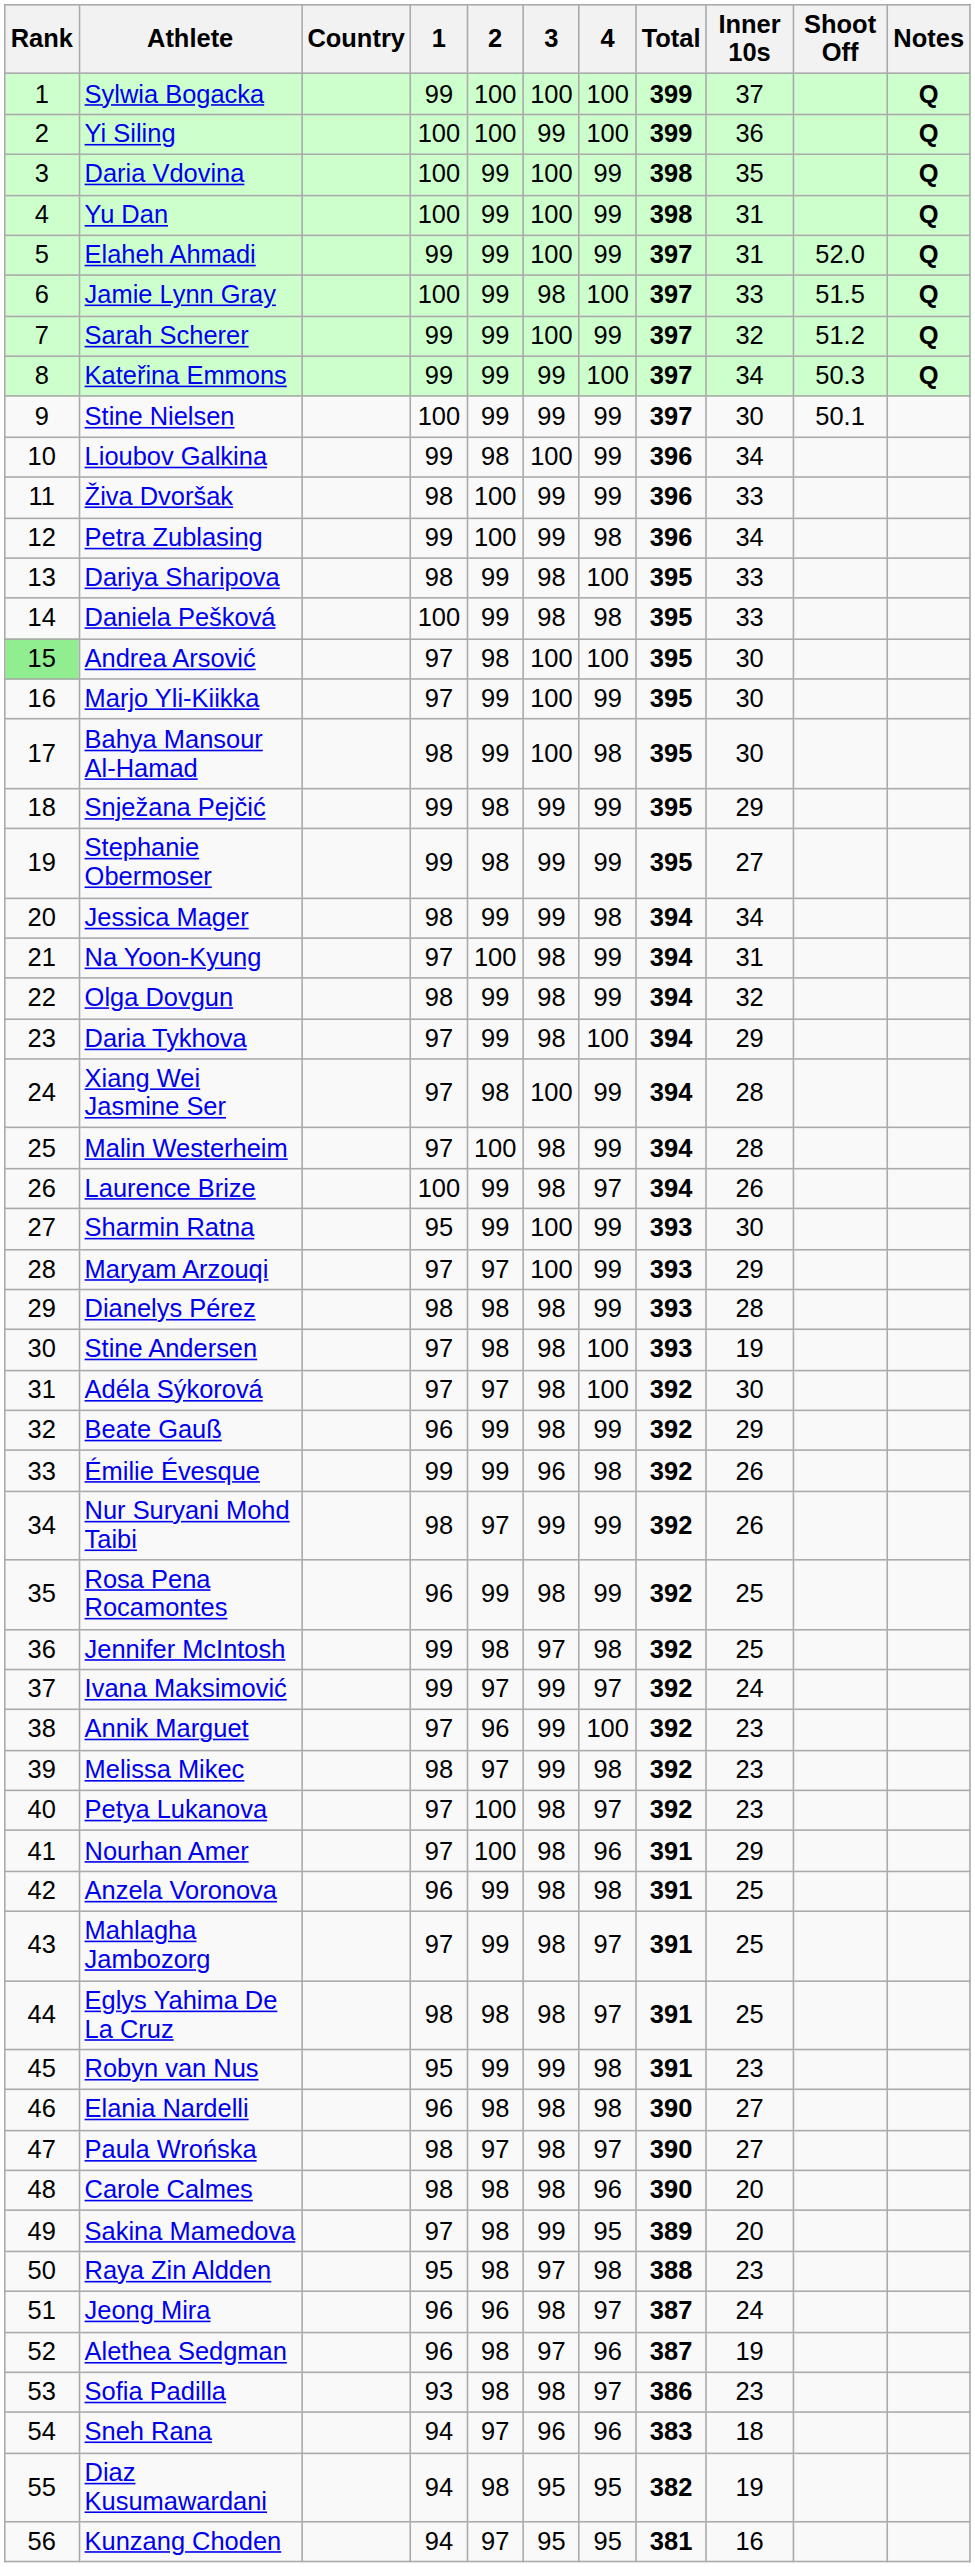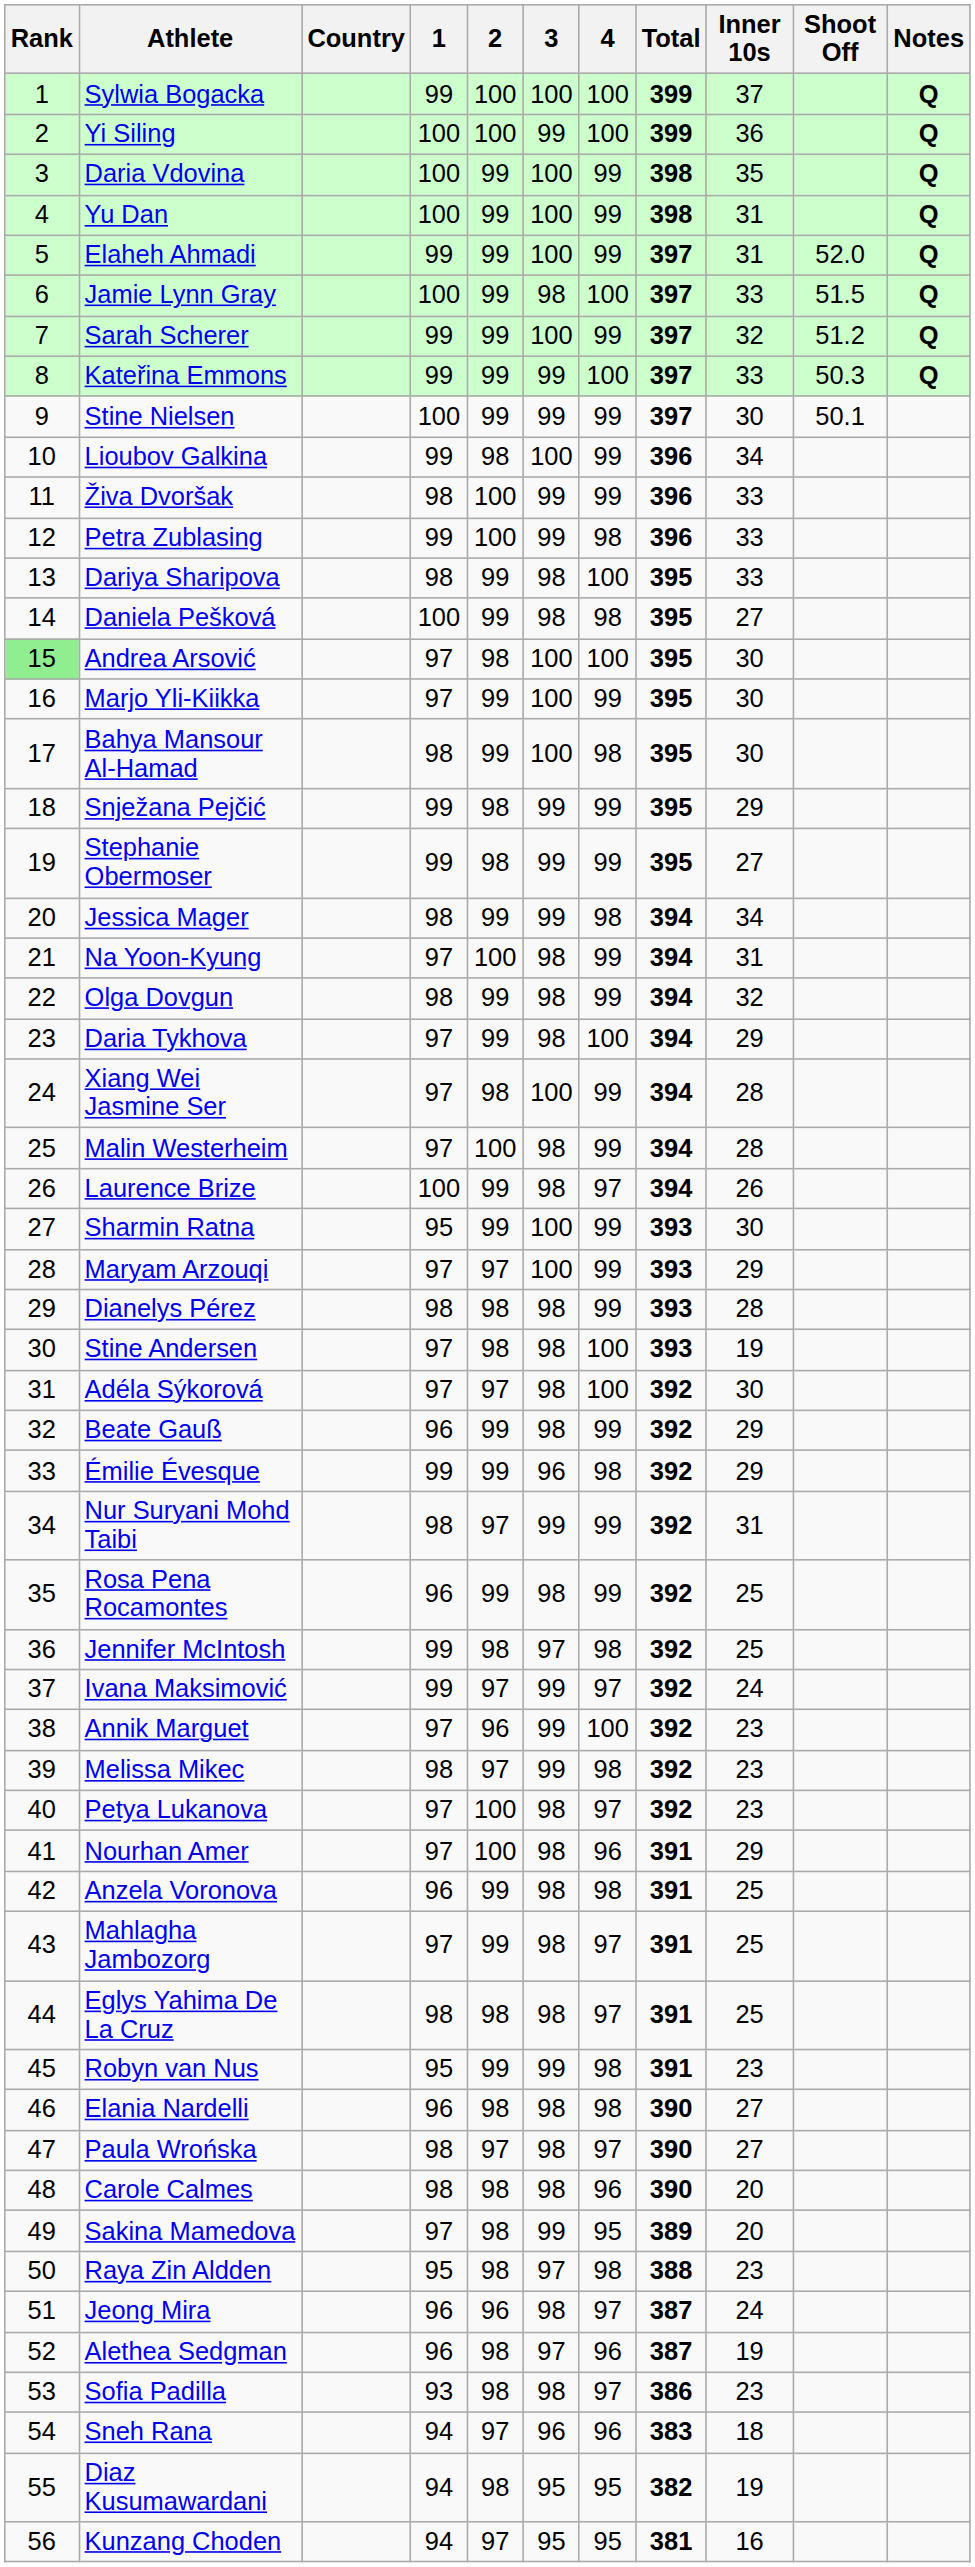(750, 376) 34 -> (750, 376) 33
(750, 537) 34 -> (750, 537) 33
(750, 618) 33 -> (750, 618) 27
(750, 1470) 26 -> (750, 1470) 29
(750, 1525) 26 -> (750, 1525) 31
